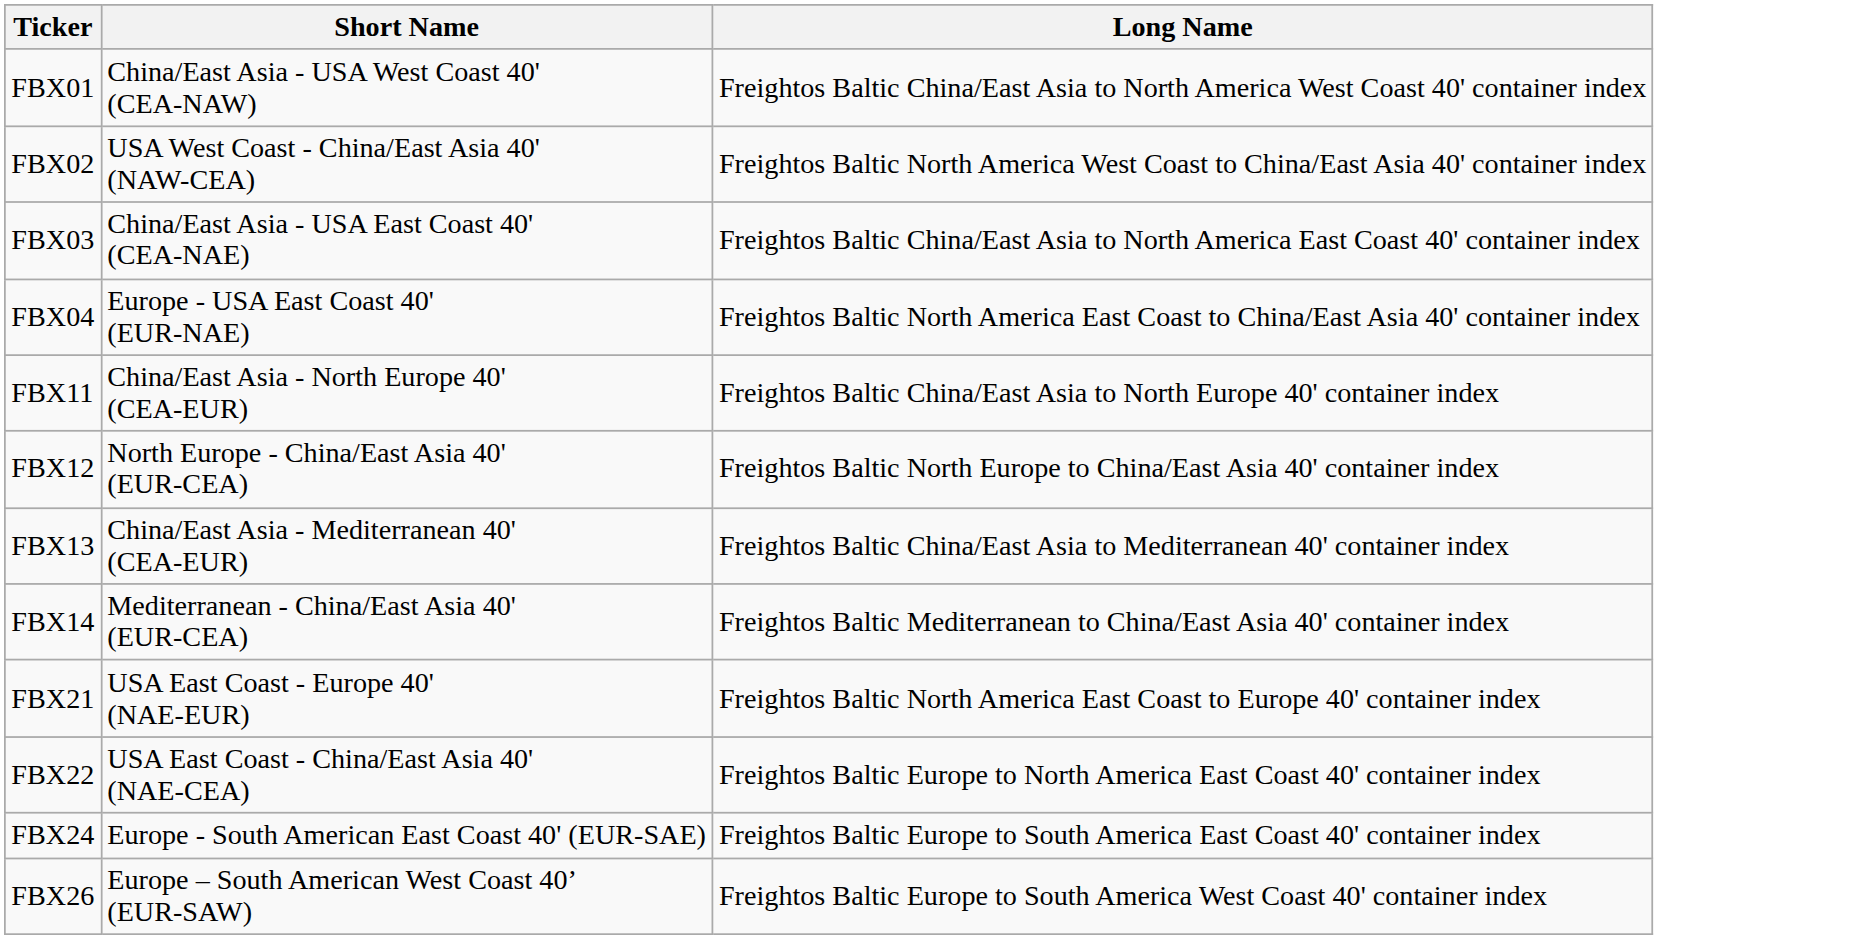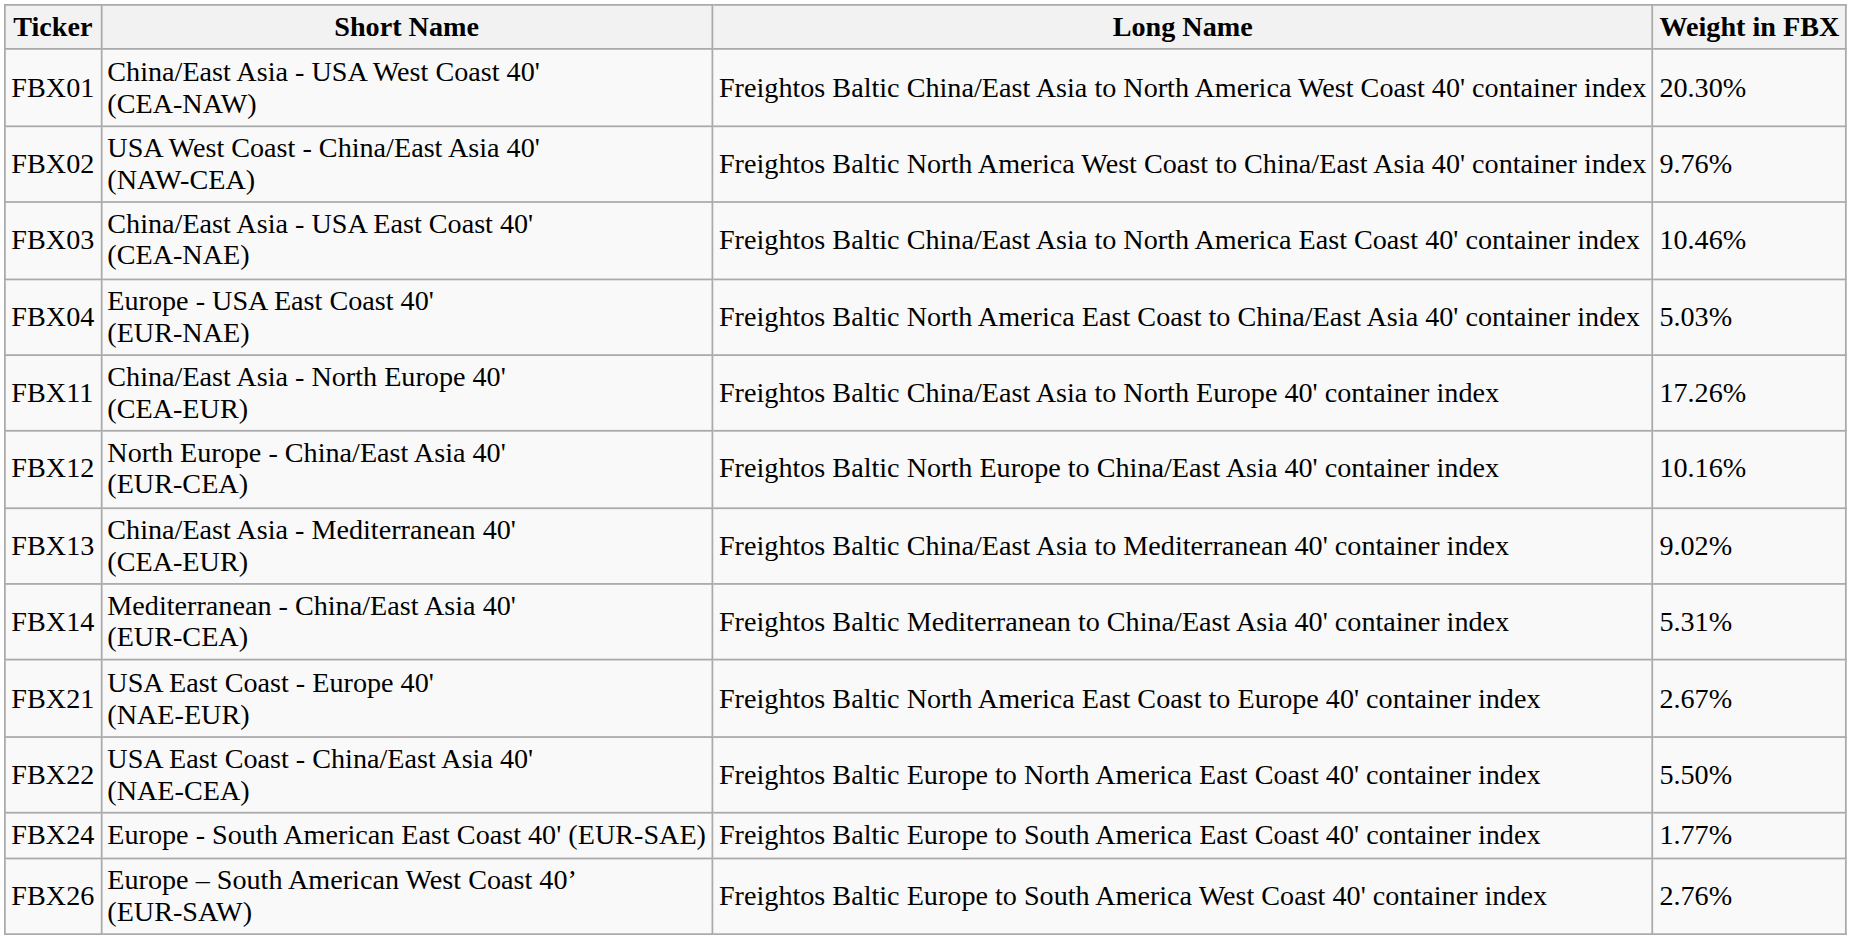+ column: (1749, 26)
